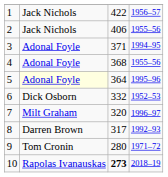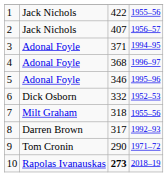(146, 12) 1956–57 -> (146, 12) 1955–56
(119, 29) 406 -> (119, 29) 407
(146, 29) 1955–56 -> (146, 29) 1956–57
(146, 63) 1955–56 -> (146, 63) 1996–97
(51, 79) lightyellow background -> (51, 79) no background
(119, 79) 364 -> (119, 79) 346
(119, 113) 320 -> (119, 113) 318
(146, 113) 1996–97 -> (146, 113) 1955–56
(119, 146) 280 -> (119, 146) 290
